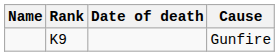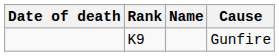columns swapped: (25, 16) <-> (147, 16)
